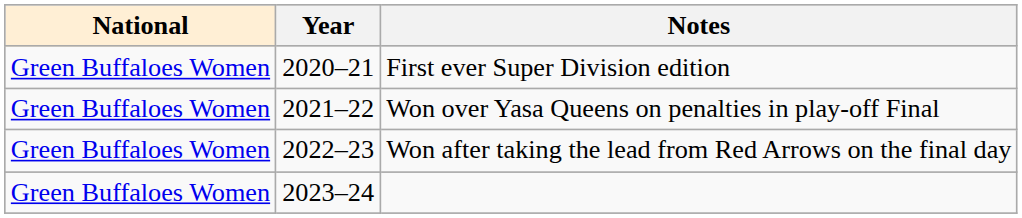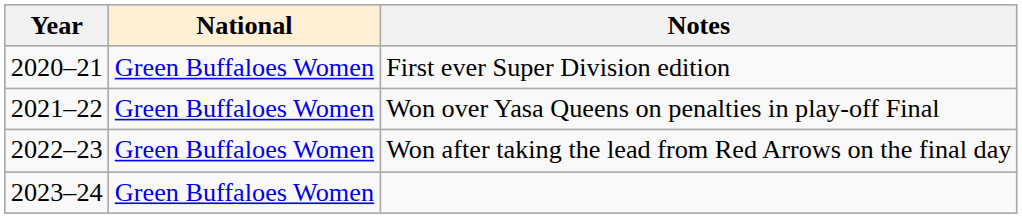columns swapped: (328, 25) <-> (140, 25)
